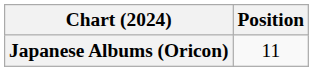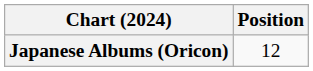(271, 50) 11 -> (271, 50) 12
